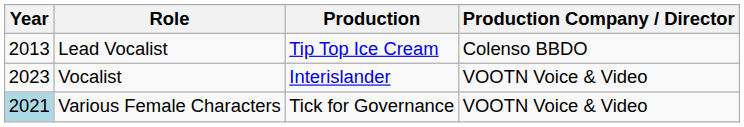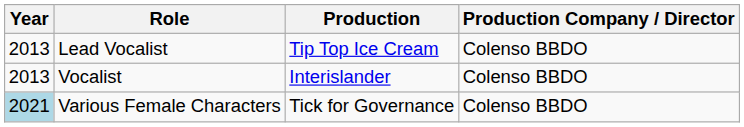(29, 77) 2023 -> (29, 77) 2013
(555, 77) VOOTN Voice & Video -> (525, 77) Colenso BBDO
(555, 106) VOOTN Voice & Video -> (525, 106) Colenso BBDO
